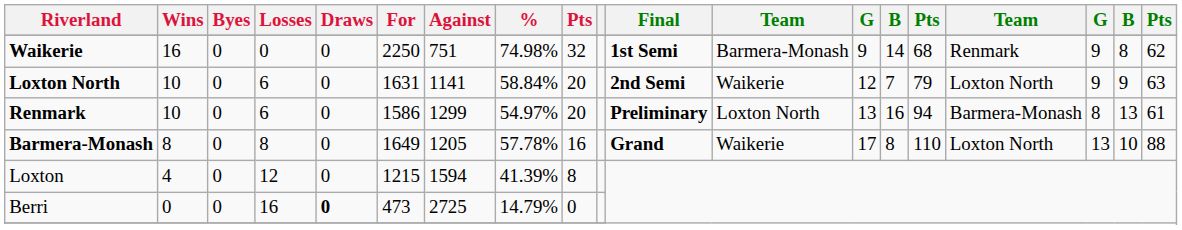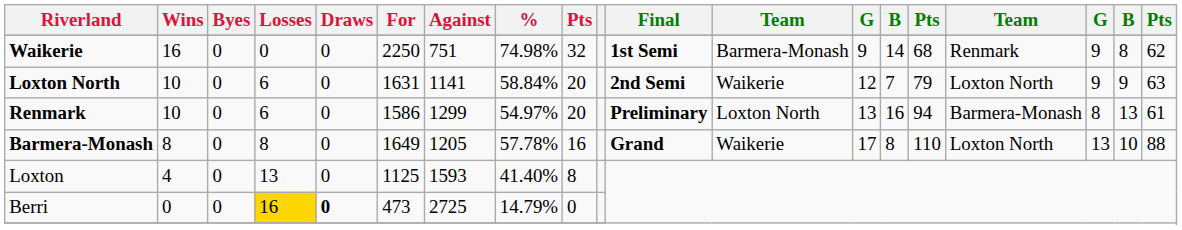(269, 175) 12 -> (269, 175) 13
(401, 175) 1215 -> (401, 175) 1125
(448, 175) 1594 -> (448, 175) 1593
(529, 175) 41.39% -> (529, 175) 41.40%
(269, 206) no background -> (269, 206) gold background
